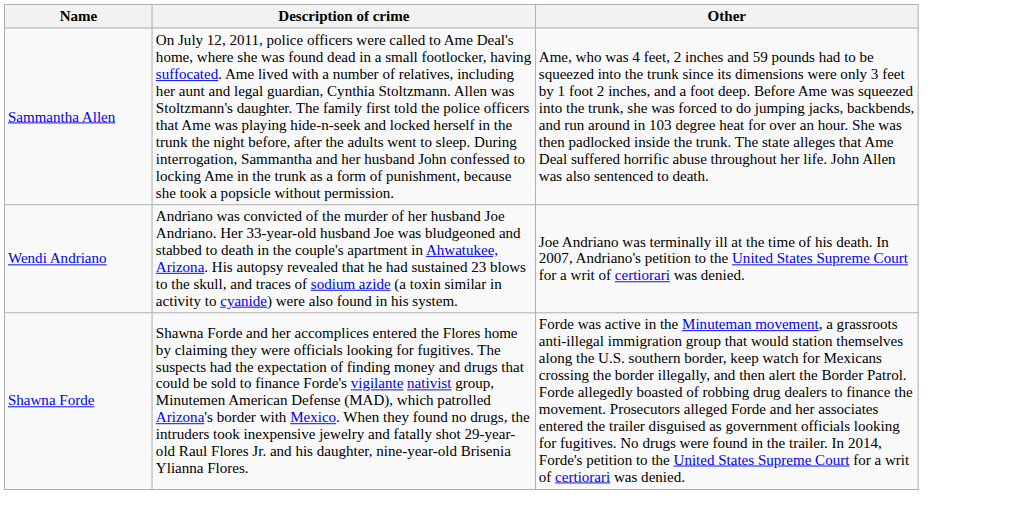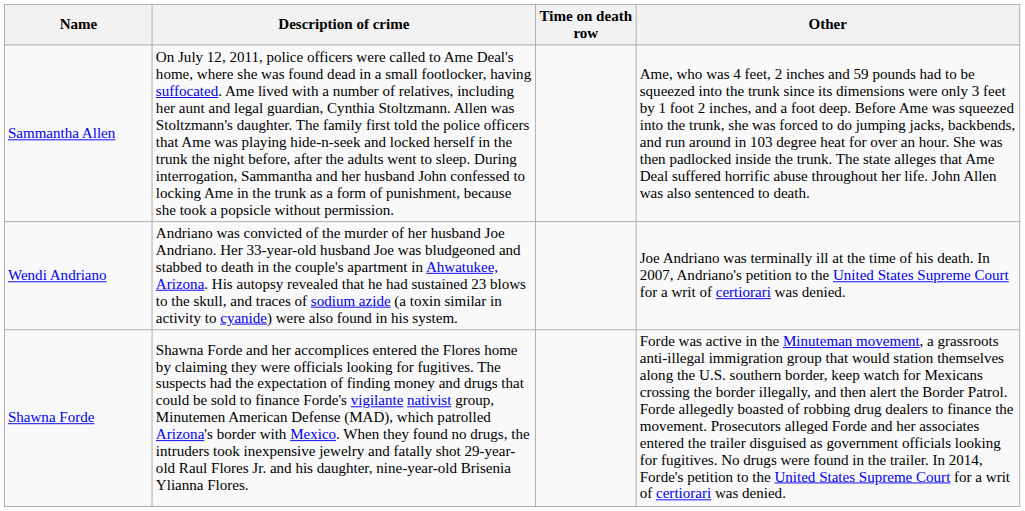+ column: (586, 24)
